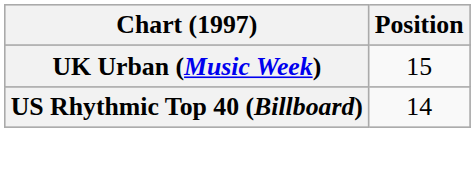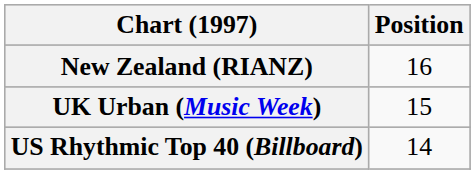+ row: (187, 65)
